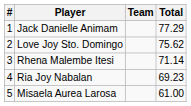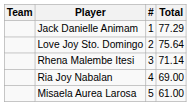columns swapped: (10, 12) <-> (141, 12)
(171, 45) 75.62 -> (171, 45) 75.64
(171, 77) 69.23 -> (171, 77) 69.00
